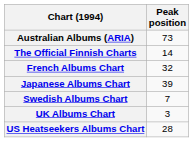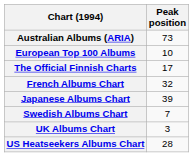+ row: (75, 53)
(167, 53) 14 -> (167, 68) 17
